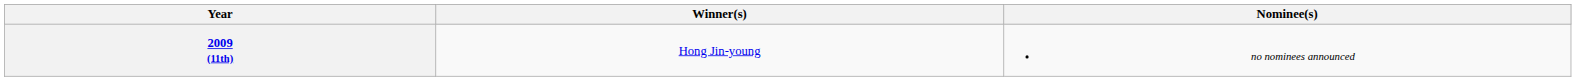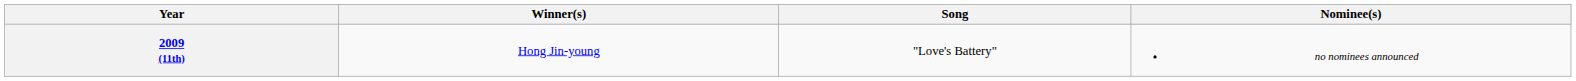+ column: (955, 14)
